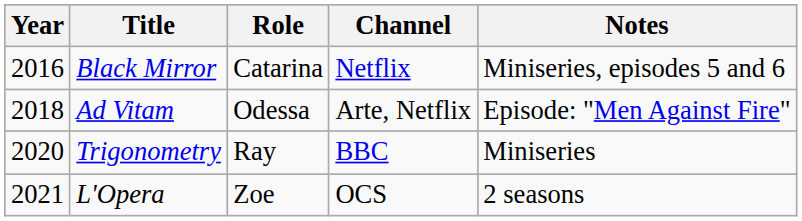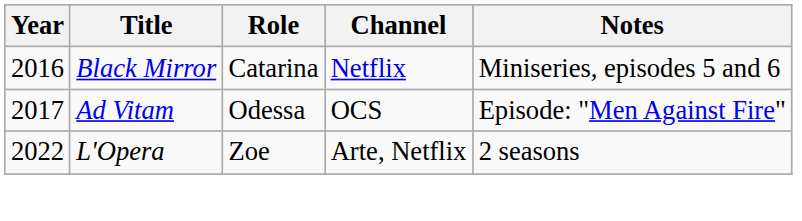(38, 109) 2018 -> (38, 109) 2017
(403, 109) Arte, Netflix -> (357, 109) OCS
- row: (149, 151)
(38, 194) 2021 -> (38, 151) 2022
(361, 194) OCS -> (399, 151) Arte, Netflix
